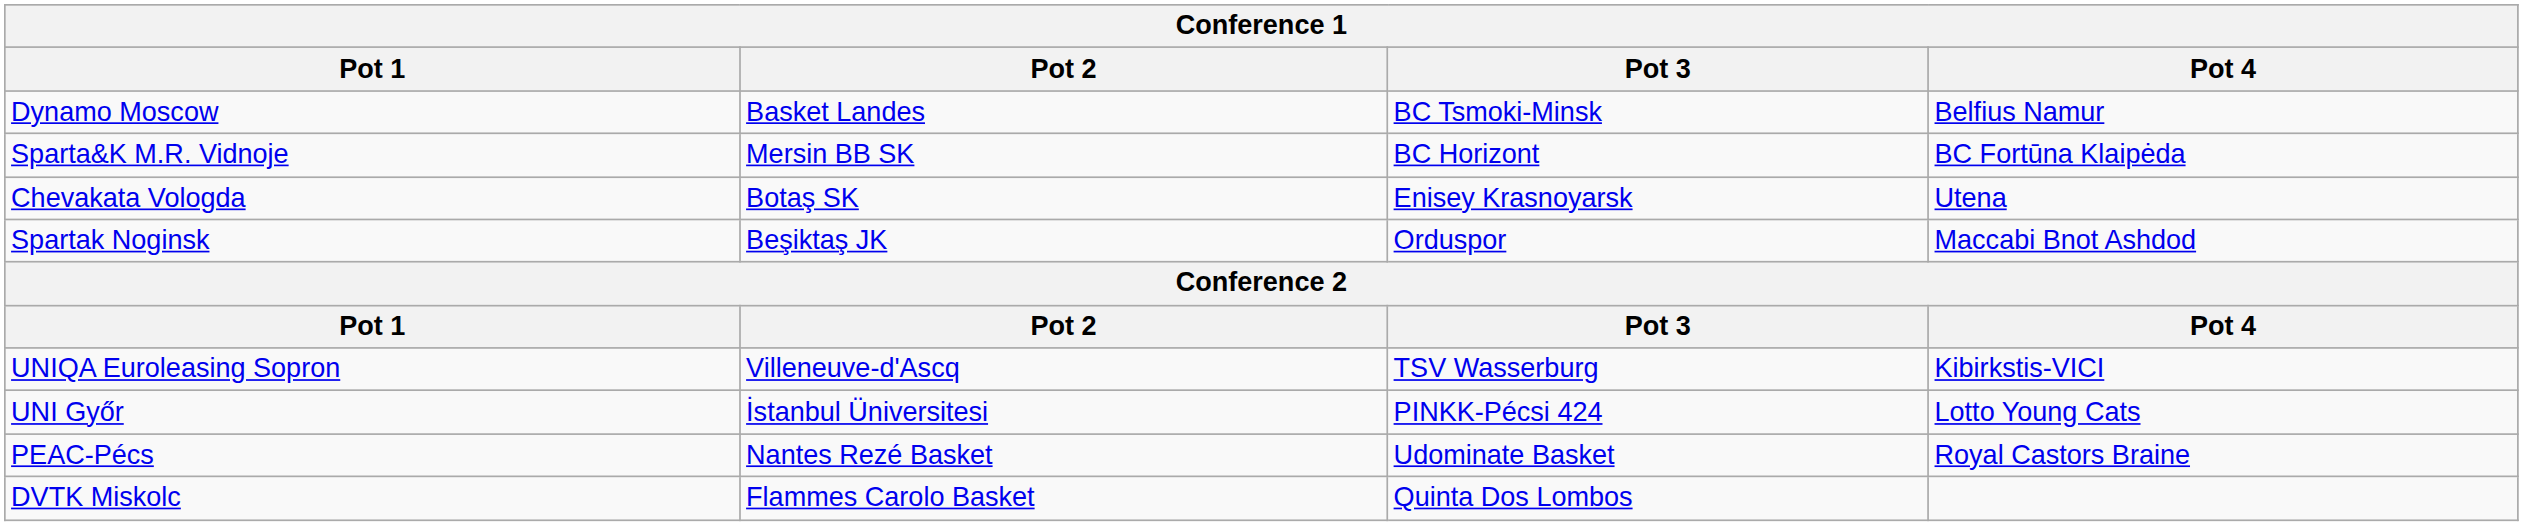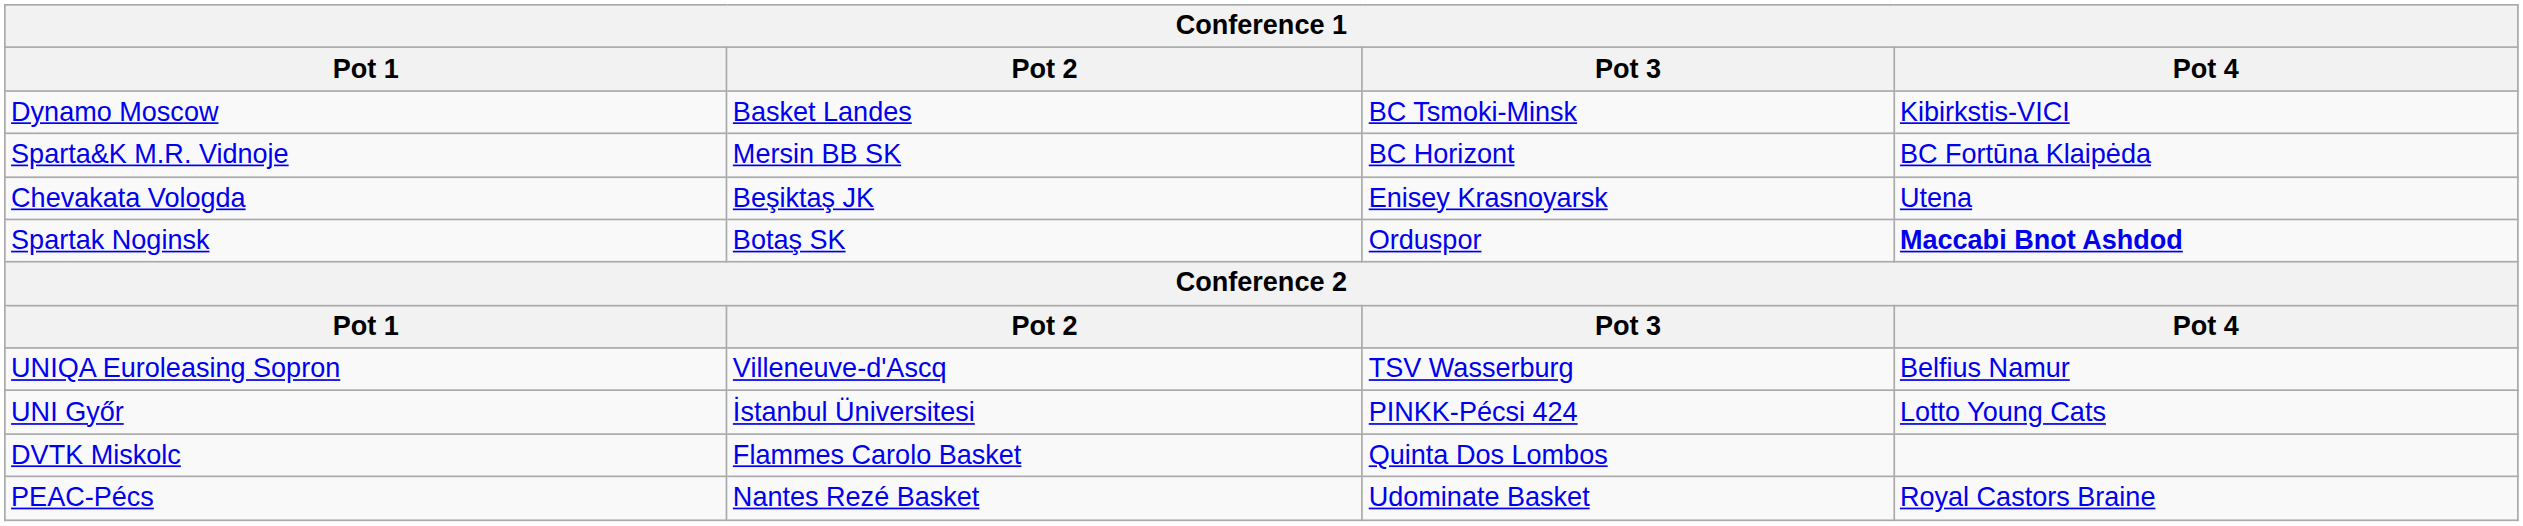(2019, 111) Belfius Namur -> (1985, 111) Kibirkstis-VICI
(802, 197) Botaş SK -> (804, 197) Beşiktaş JK
(817, 240) Beşiktaş JK -> (789, 240) Botaş SK
(2065, 240) normal -> (2041, 240) bold
(2019, 369) Kibirkstis-VICI -> (1985, 369) Belfius Namur
rows swapped: (82, 454) <-> (96, 497)
